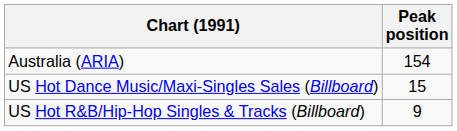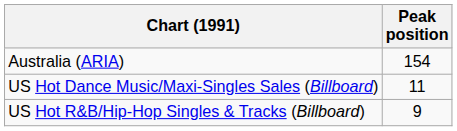(417, 86) 15 -> (417, 86) 11
